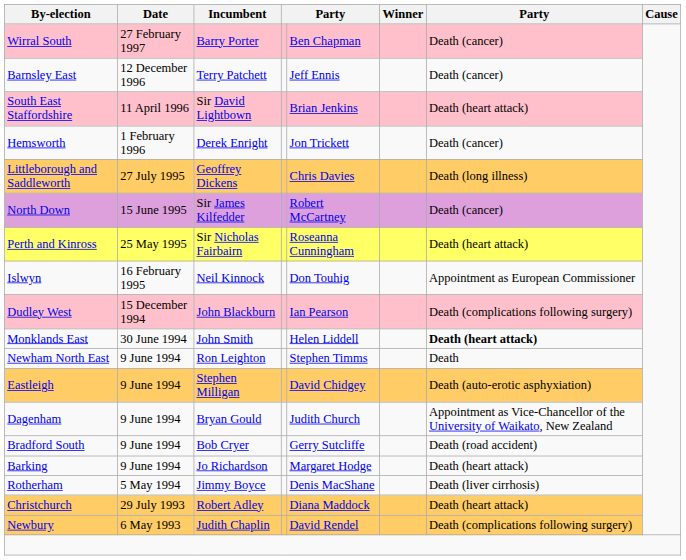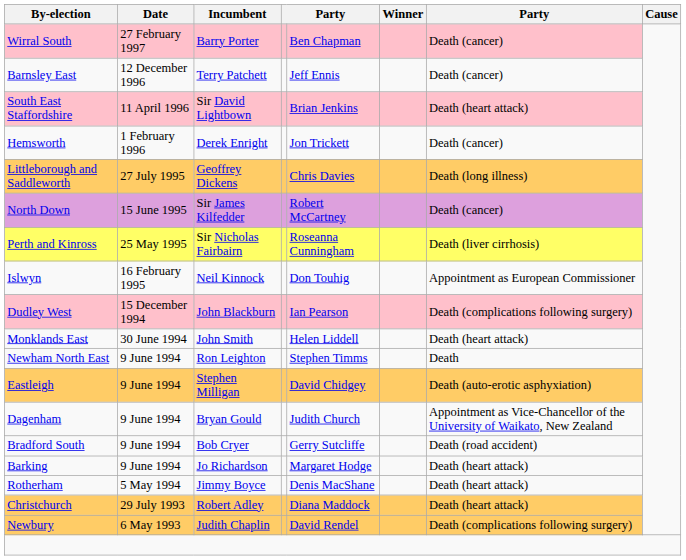(479, 244) Death (heart attack) -> (484, 244) Death (liver cirrhosis)
(483, 338) bold -> (479, 338) normal
(484, 485) Death (liver cirrhosis) -> (479, 485) Death (heart attack)
